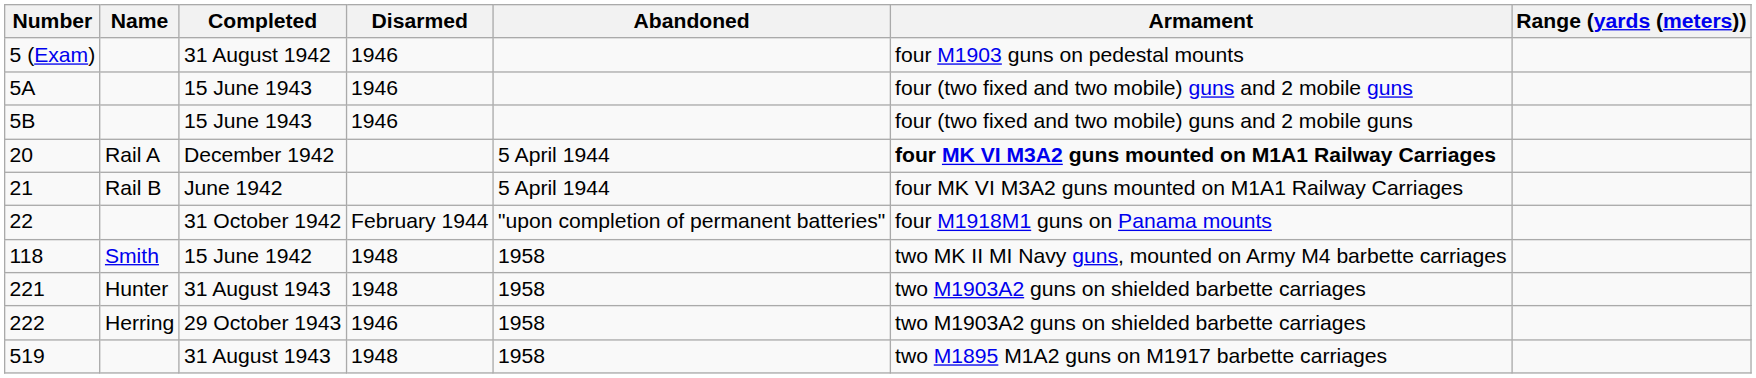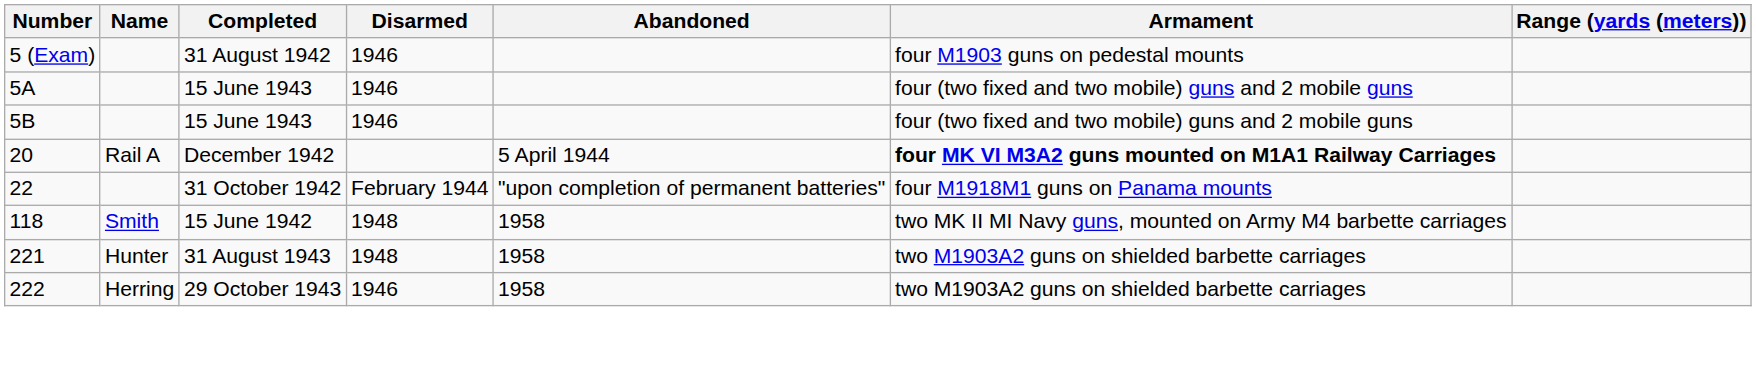- row: (21, 188)
- row: (27, 356)
